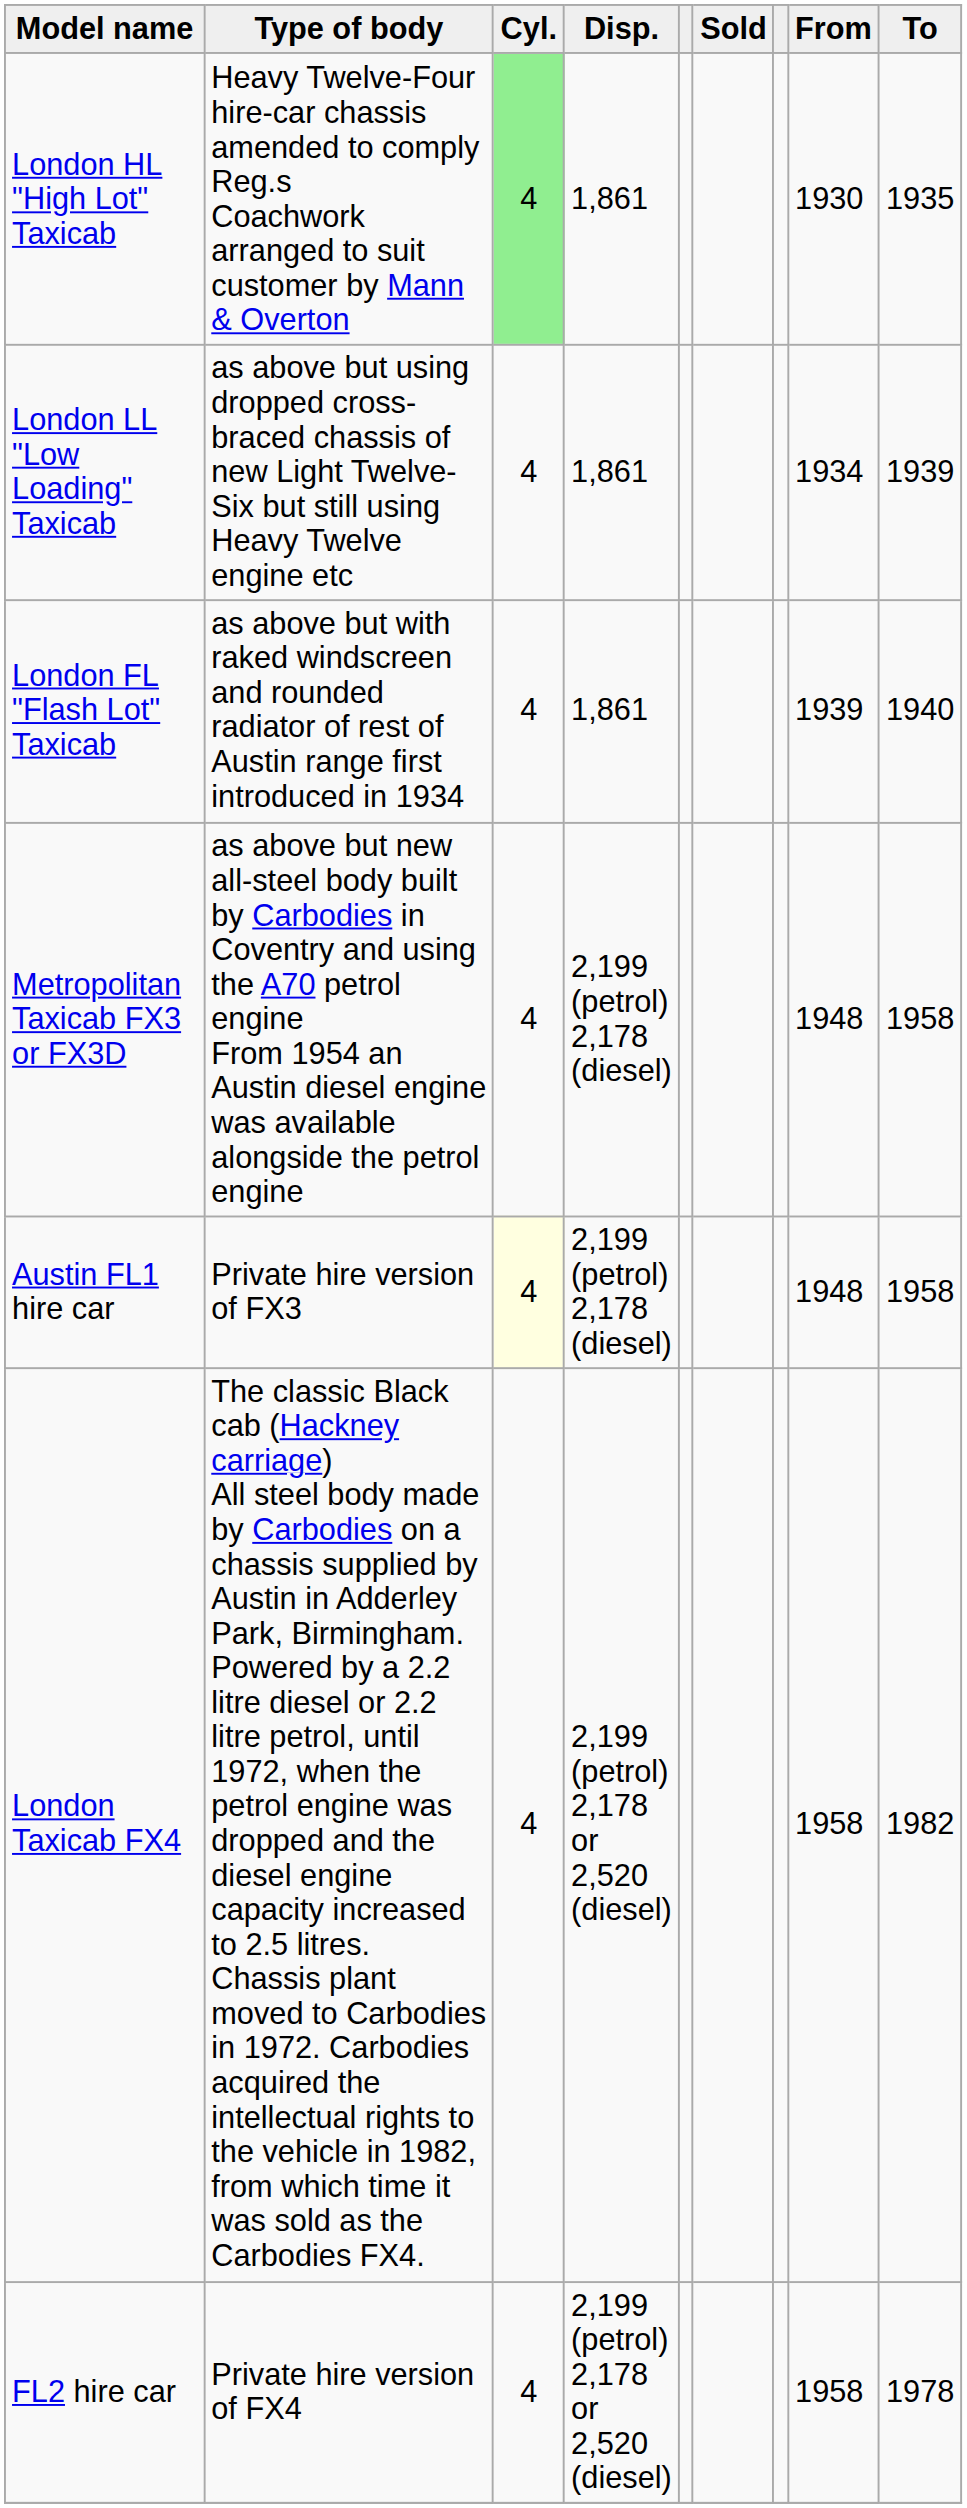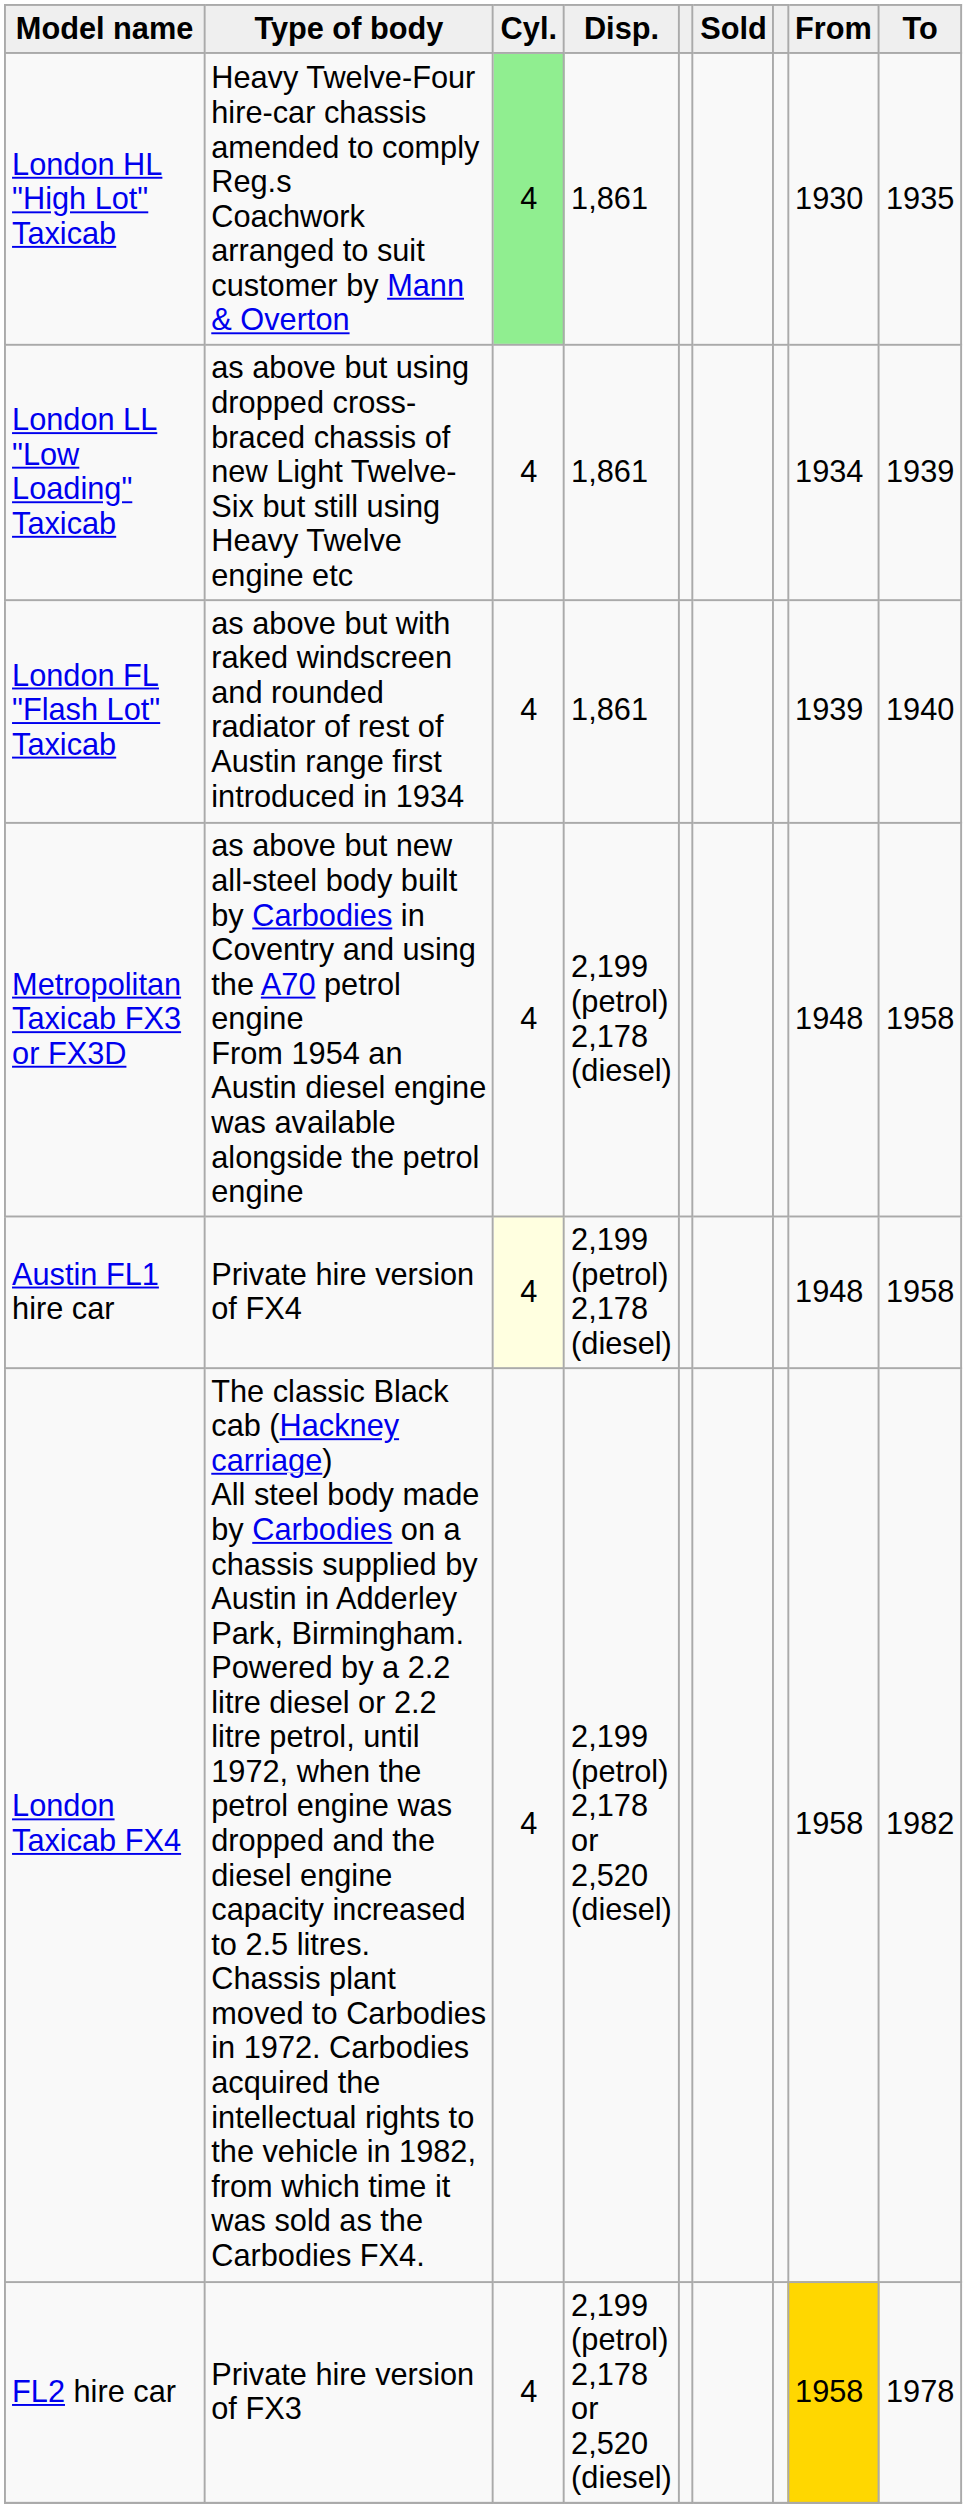(343, 1291) Private hire version of FX3 -> (343, 1291) Private hire version of FX4
(343, 2391) Private hire version of FX4 -> (343, 2391) Private hire version of FX3
(829, 2391) no background -> (829, 2391) gold background
